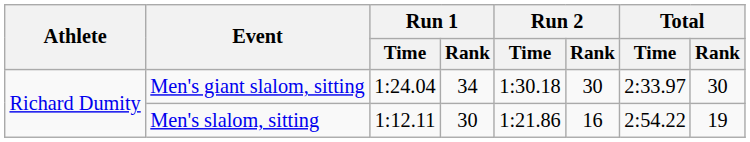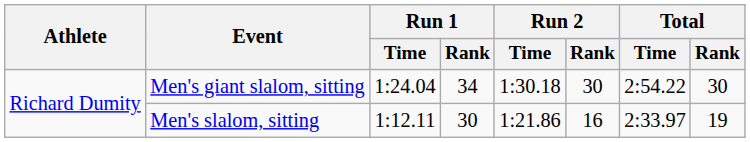(655, 86) 2:33.97 -> (655, 86) 2:54.22
(655, 120) 2:54.22 -> (655, 120) 2:33.97
